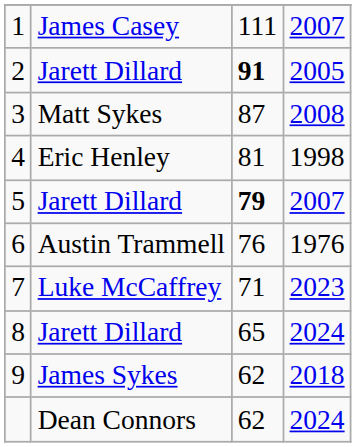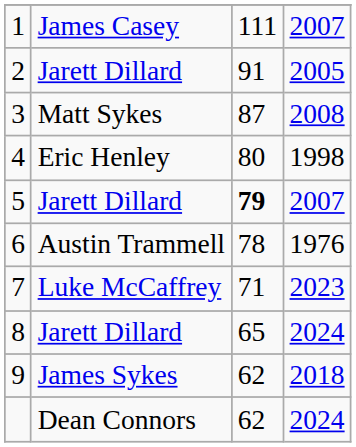(251, 69) bold -> (251, 69) normal
(251, 157) 81 -> (251, 157) 80
(251, 244) 76 -> (251, 244) 78
